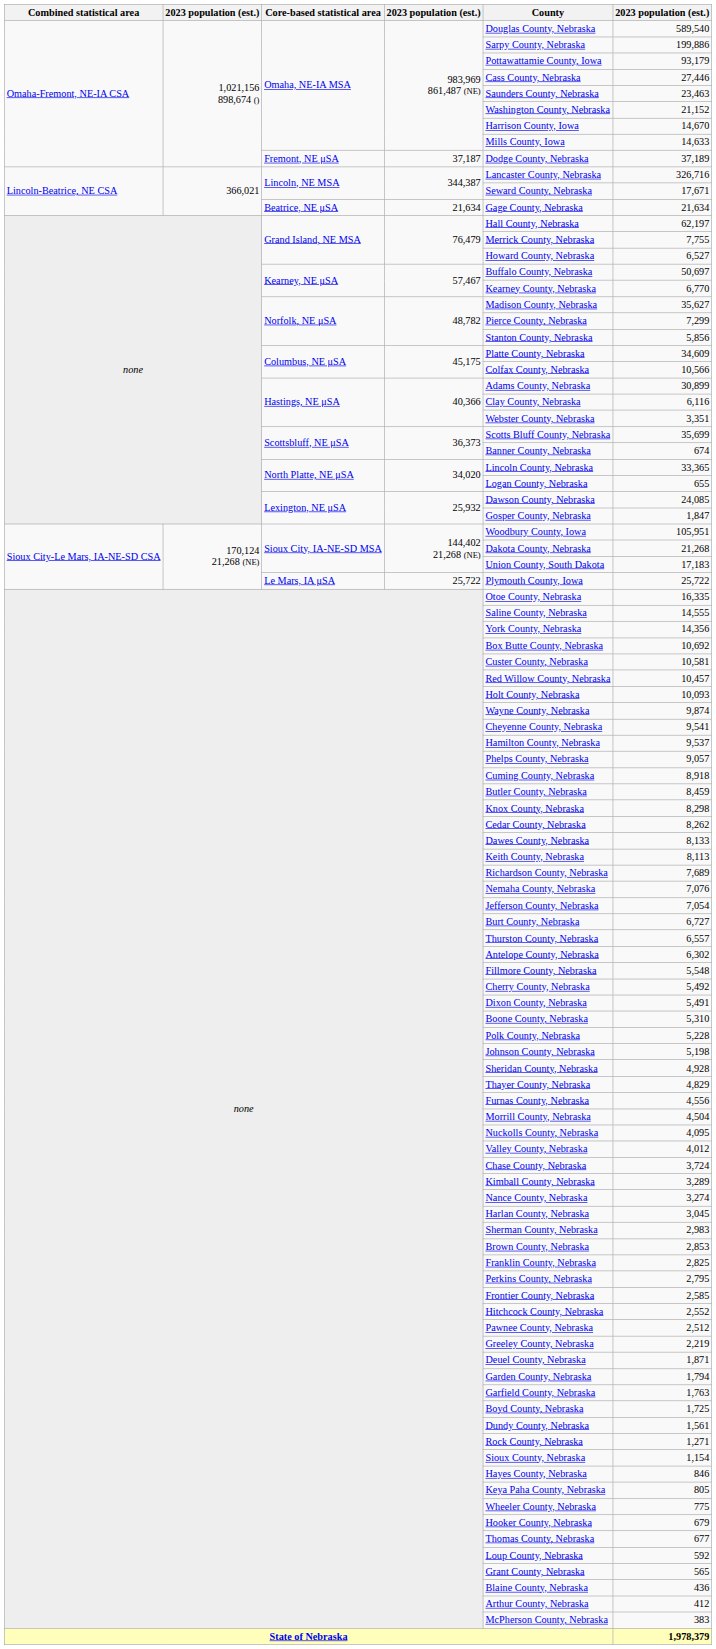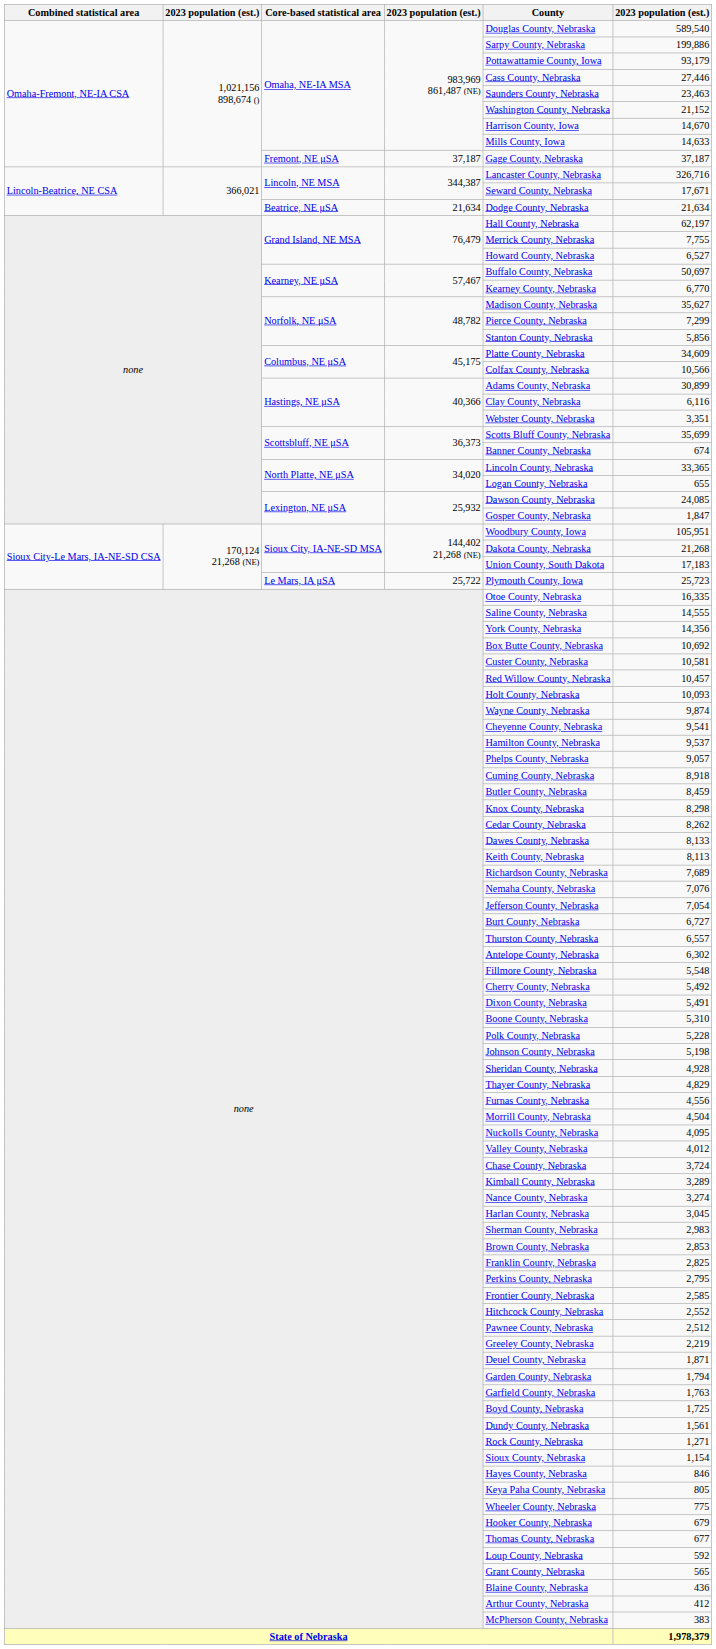(537, 158) Dodge County, Nebraska -> (534, 158) Gage County, Nebraska
(695, 158) 37,189 -> (695, 158) 37,187
(534, 207) Gage County, Nebraska -> (537, 207) Dodge County, Nebraska
(695, 581) 25,722 -> (695, 581) 25,723
